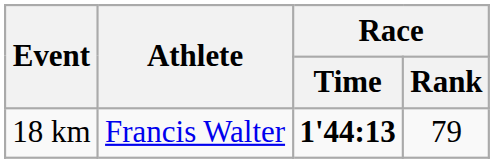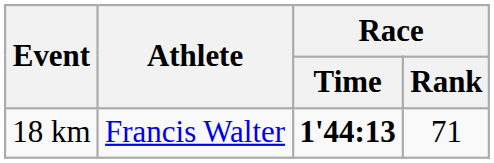(446, 132) 79 -> (446, 132) 71
